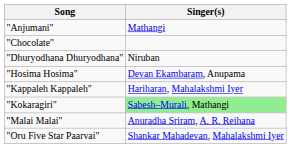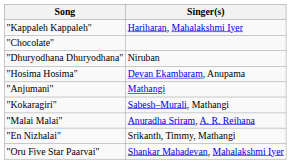rows swapped: (30, 27) <-> (49, 89)
(178, 105) lightgreen background -> (178, 105) no background
+ row: (34, 136)
